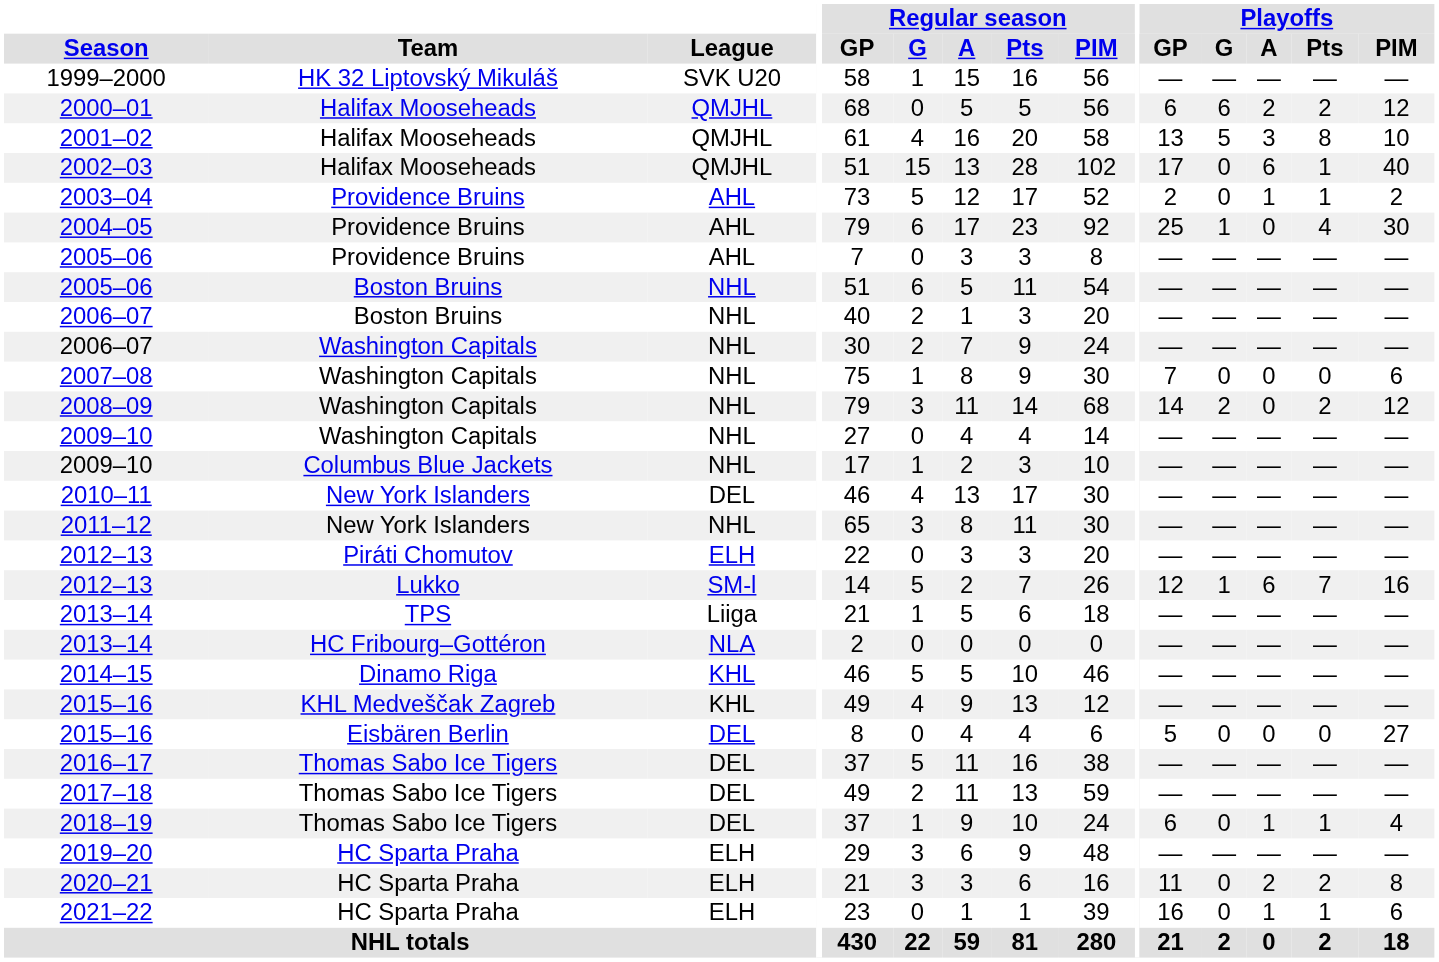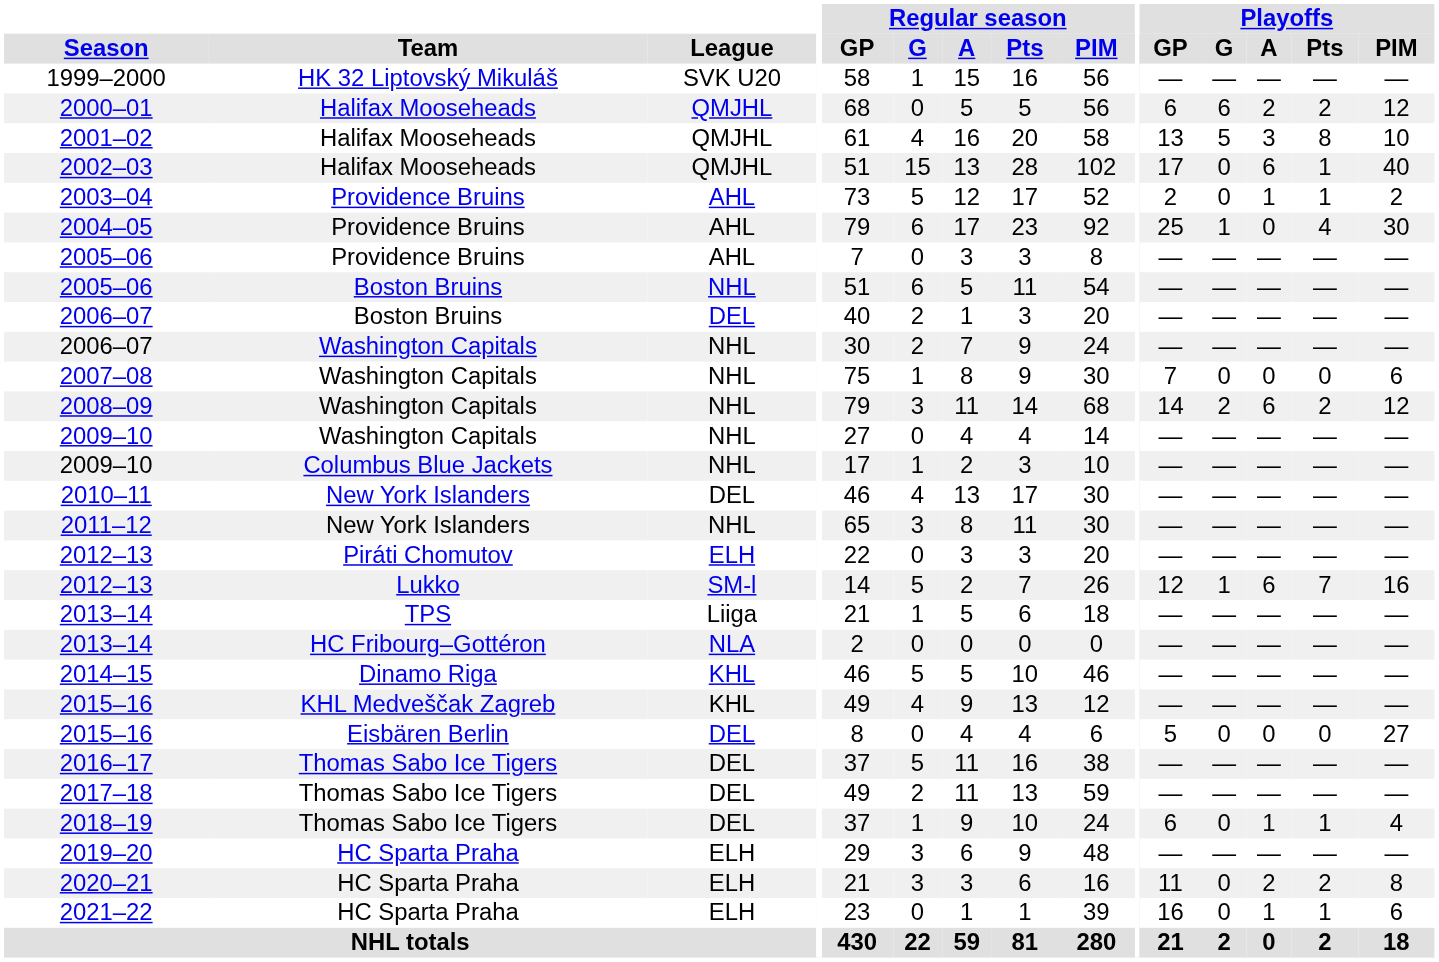(732, 316) NHL -> (732, 316) DEL
(1269, 406) 0 -> (1269, 406) 6
